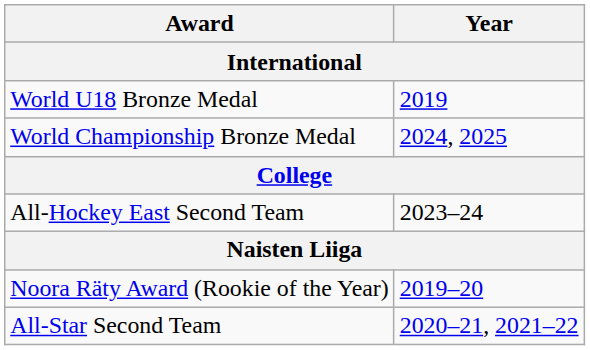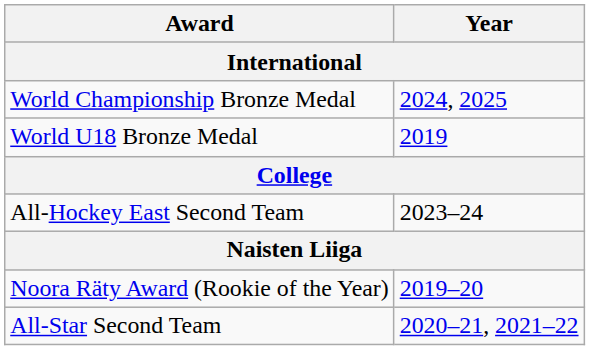rows swapped: (134, 99) <-> (183, 136)
